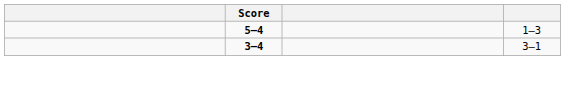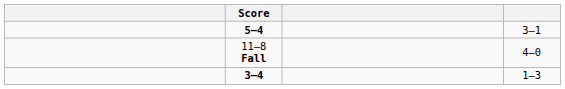(532, 30) 1–3 -> (532, 30) 3–1
+ row: (254, 53)
(532, 47) 3–1 -> (532, 76) 1–3
